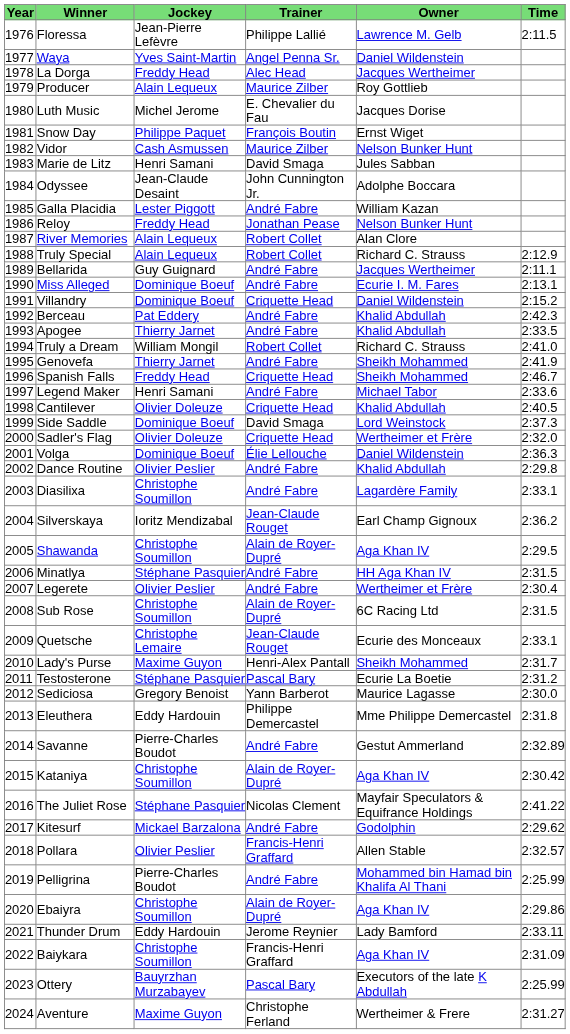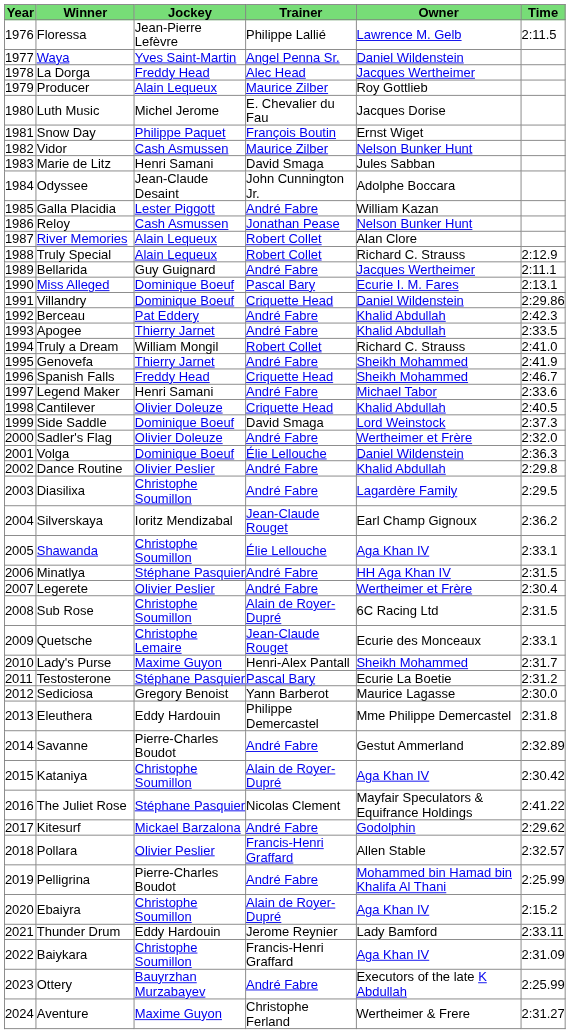(172, 224) Freddy Head -> (182, 224) Cash Asmussen
(282, 285) André Fabre -> (281, 285) Pascal Bary
(539, 300) 2:15.2 -> (543, 300) 2:29.86
(290, 438) Criquette Head -> (282, 438) André Fabre
(539, 491) 2:33.1 -> (539, 491) 2:29.5
(291, 550) Alain de Royer-Dupré -> (286, 550) Élie Lellouche
(539, 550) 2:29.5 -> (539, 550) 2:33.1
(543, 909) 2:29.86 -> (539, 909) 2:15.2
(281, 984) Pascal Bary -> (282, 984) André Fabre
